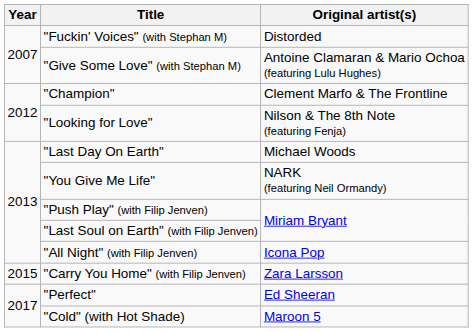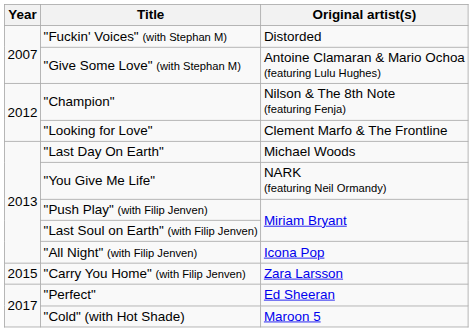(356, 94) Clement Marfo & The Frontline -> (330, 101) Nilson & The 8th Note (featuring Fenja)
(330, 123) Nilson & The 8th Note (featuring Fenja) -> (356, 130) Clement Marfo & The Frontline
